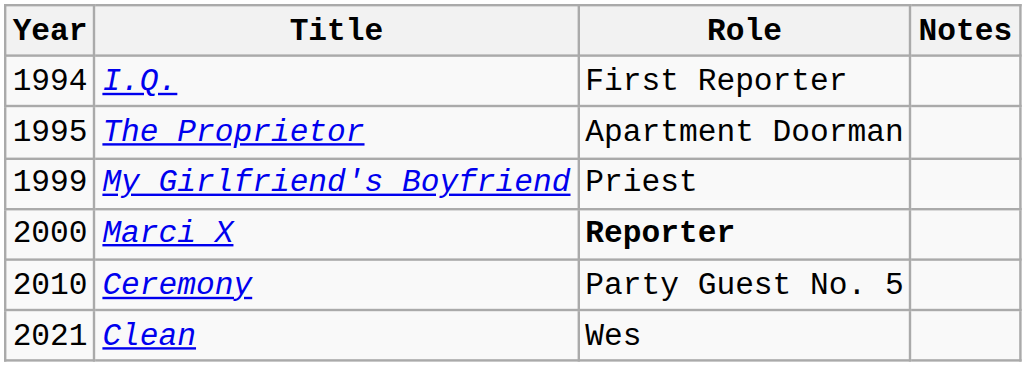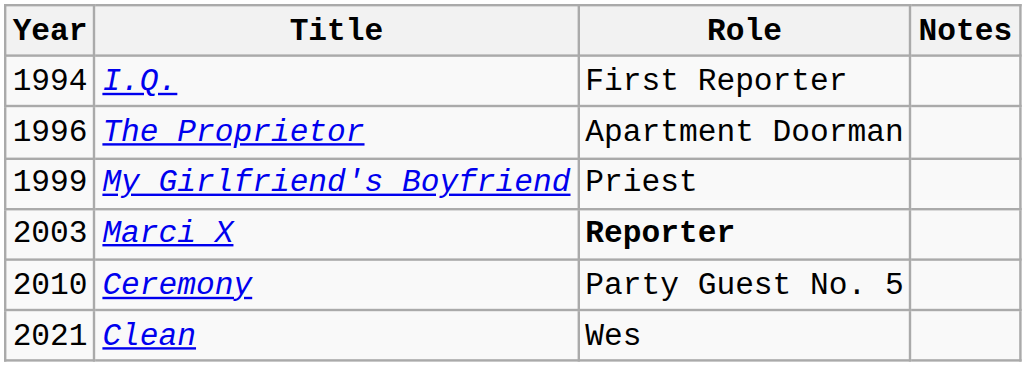(50, 132) 1995 -> (50, 132) 1996
(50, 234) 2000 -> (50, 234) 2003
